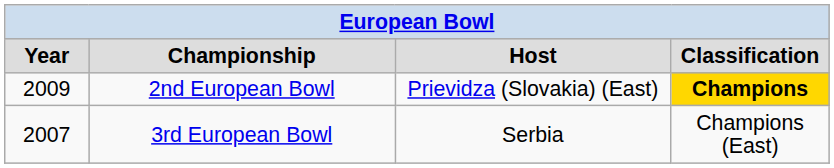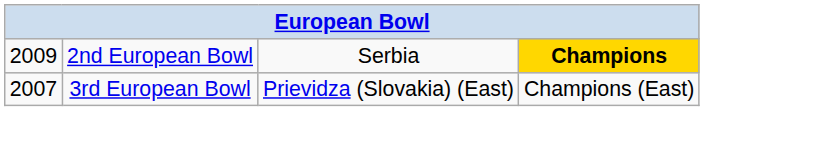- row: (242, 56)
(533, 89) Prievidza (Slovakia) (East) -> (388, 56) Serbia
(533, 135) Serbia -> (388, 89) Prievidza (Slovakia) (East)
